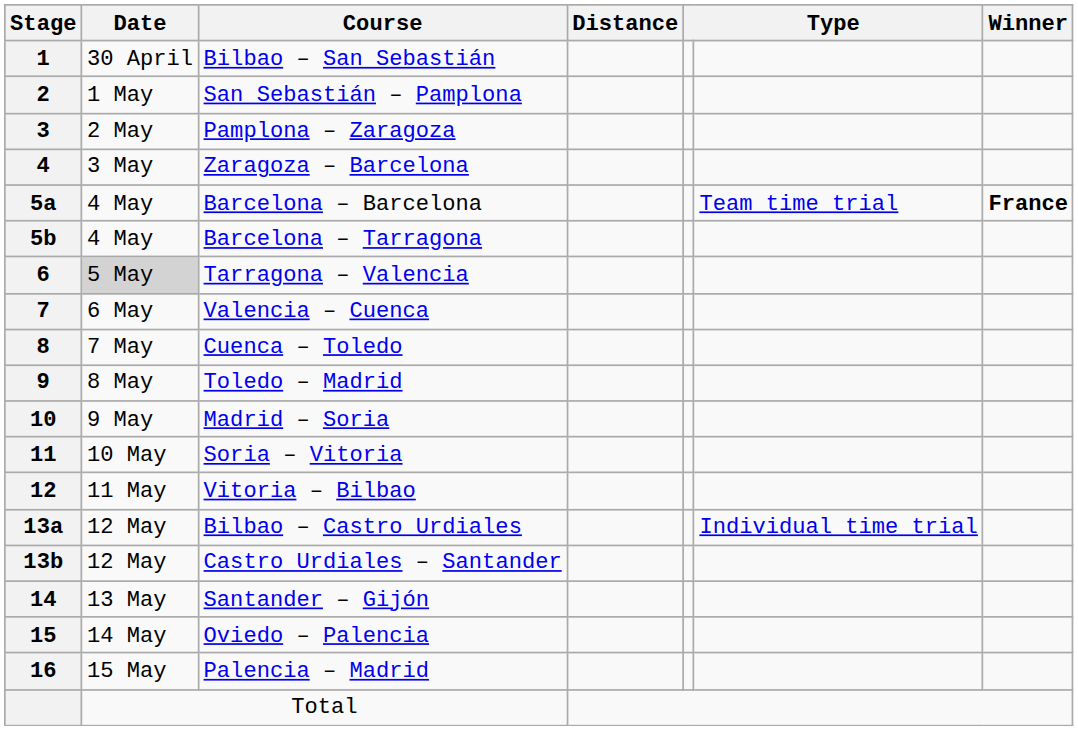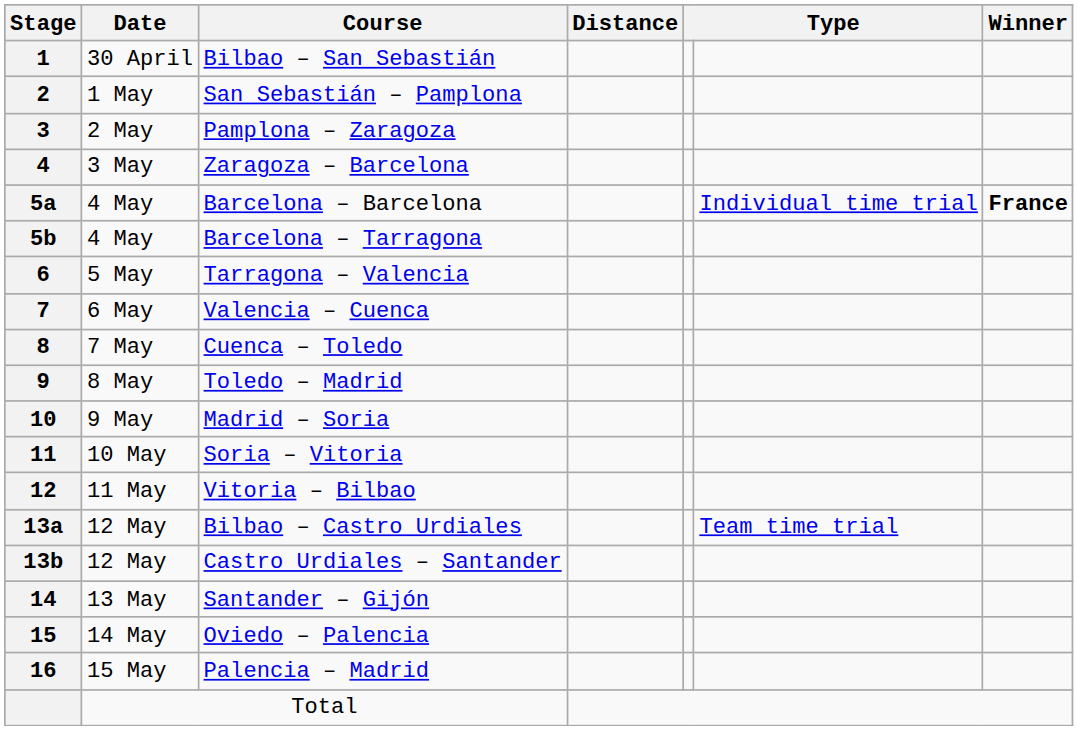(799, 203) Team time trial -> (839, 203) Individual time trial
(120, 275) lightgrey background -> (120, 275) no background
(839, 527) Individual time trial -> (799, 527) Team time trial
